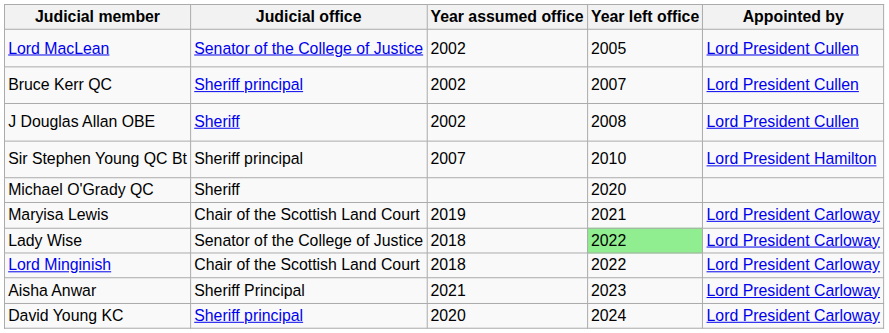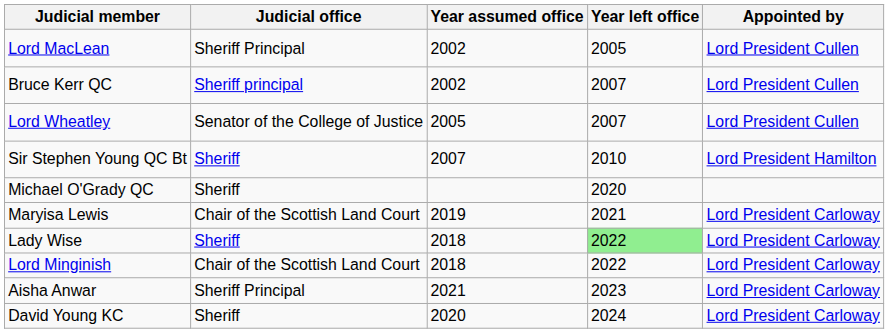(309, 48) Senator of the College of Justice -> (250, 48) Sheriff Principal
- row: (82, 122)
+ row: (59, 122)
(249, 159) Sheriff principal -> (217, 159) Sheriff
(309, 240) Senator of the College of Justice -> (217, 240) Sheriff
(249, 315) Sheriff principal -> (217, 315) Sheriff
